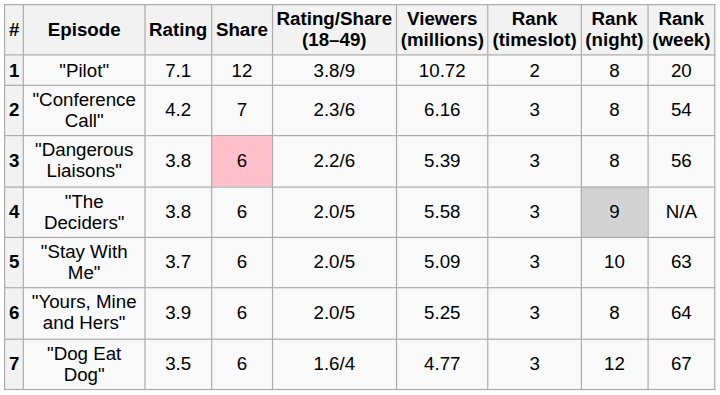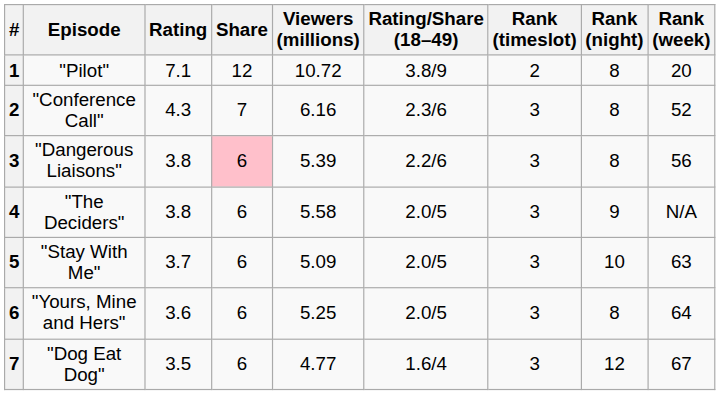columns swapped: (334, 29) <-> (442, 29)
(178, 110) 4.2 -> (178, 110) 4.3
(681, 110) 54 -> (681, 110) 52
(614, 211) lightgrey background -> (614, 211) no background
(178, 313) 3.9 -> (178, 313) 3.6
